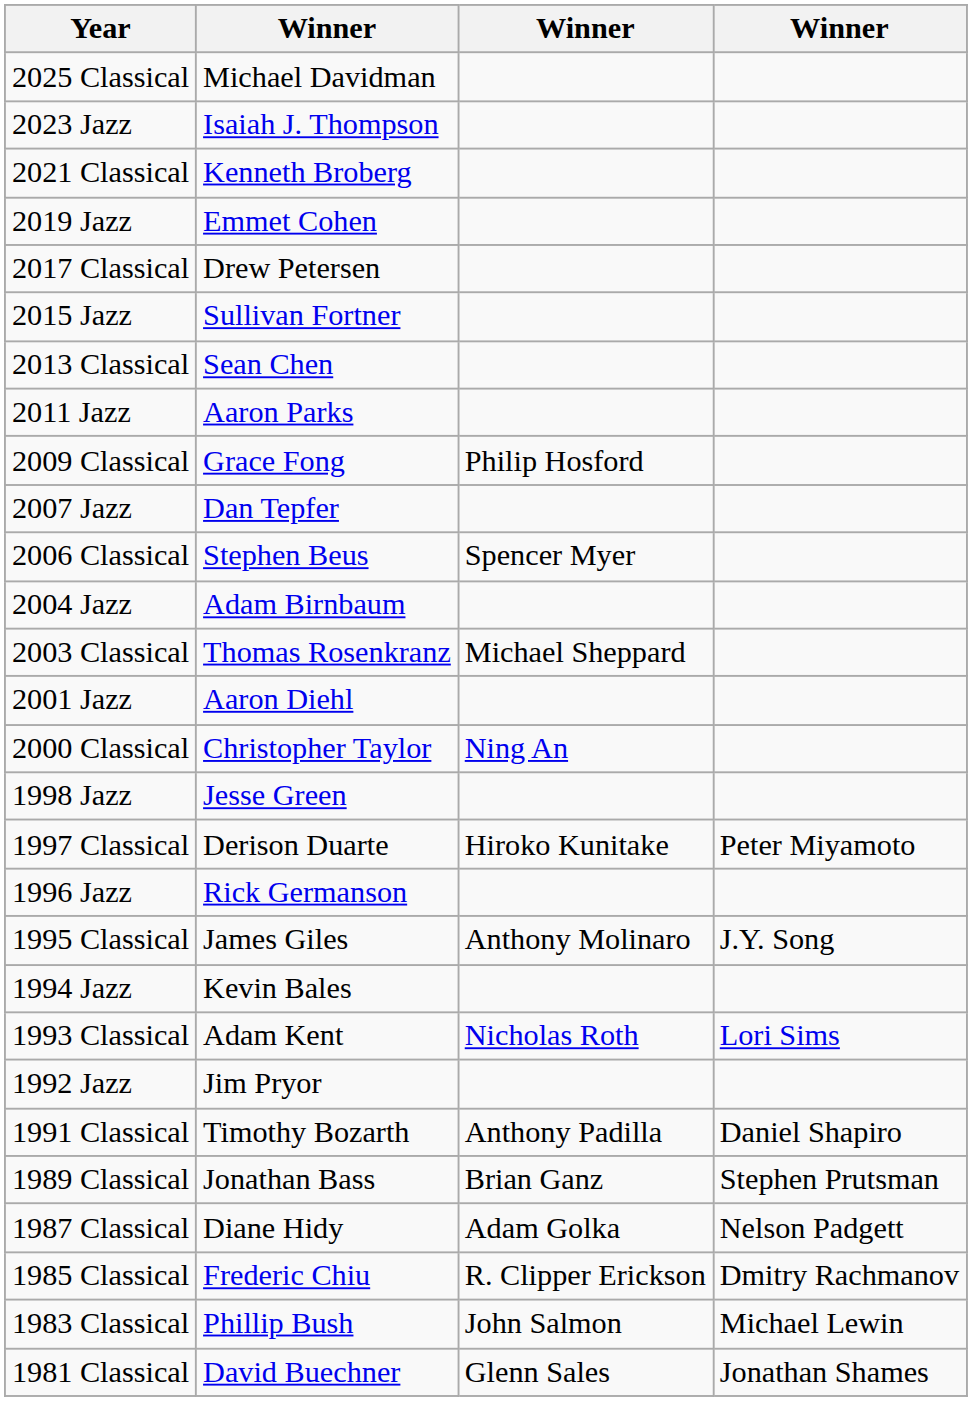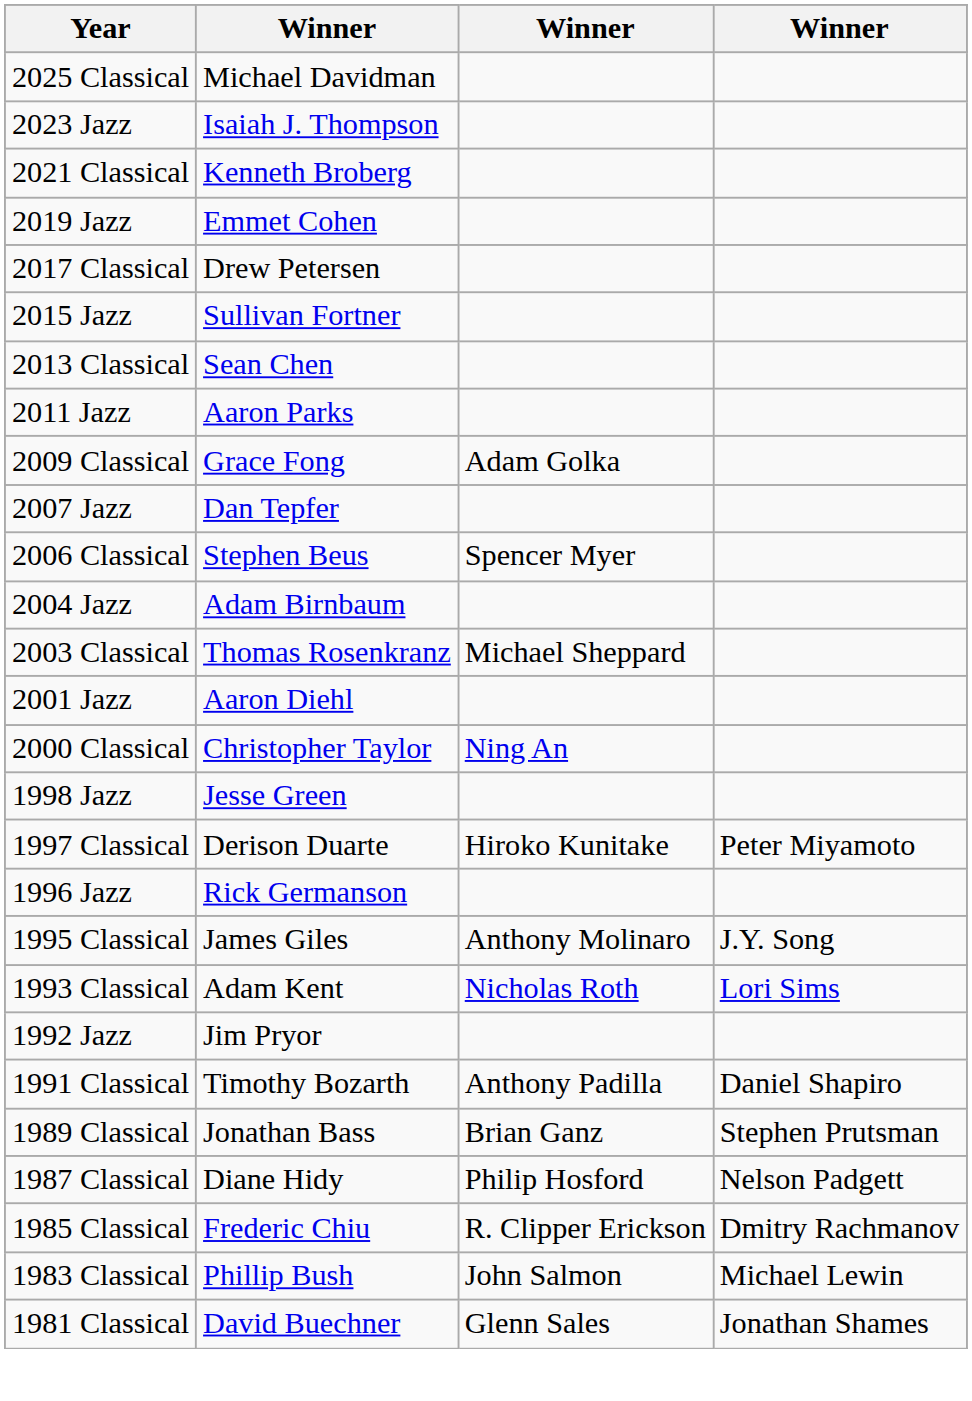(554, 460) Philip Hosford -> (542, 460) Adam Golka
- row: (72, 987)
(542, 1227) Adam Golka -> (554, 1179) Philip Hosford
